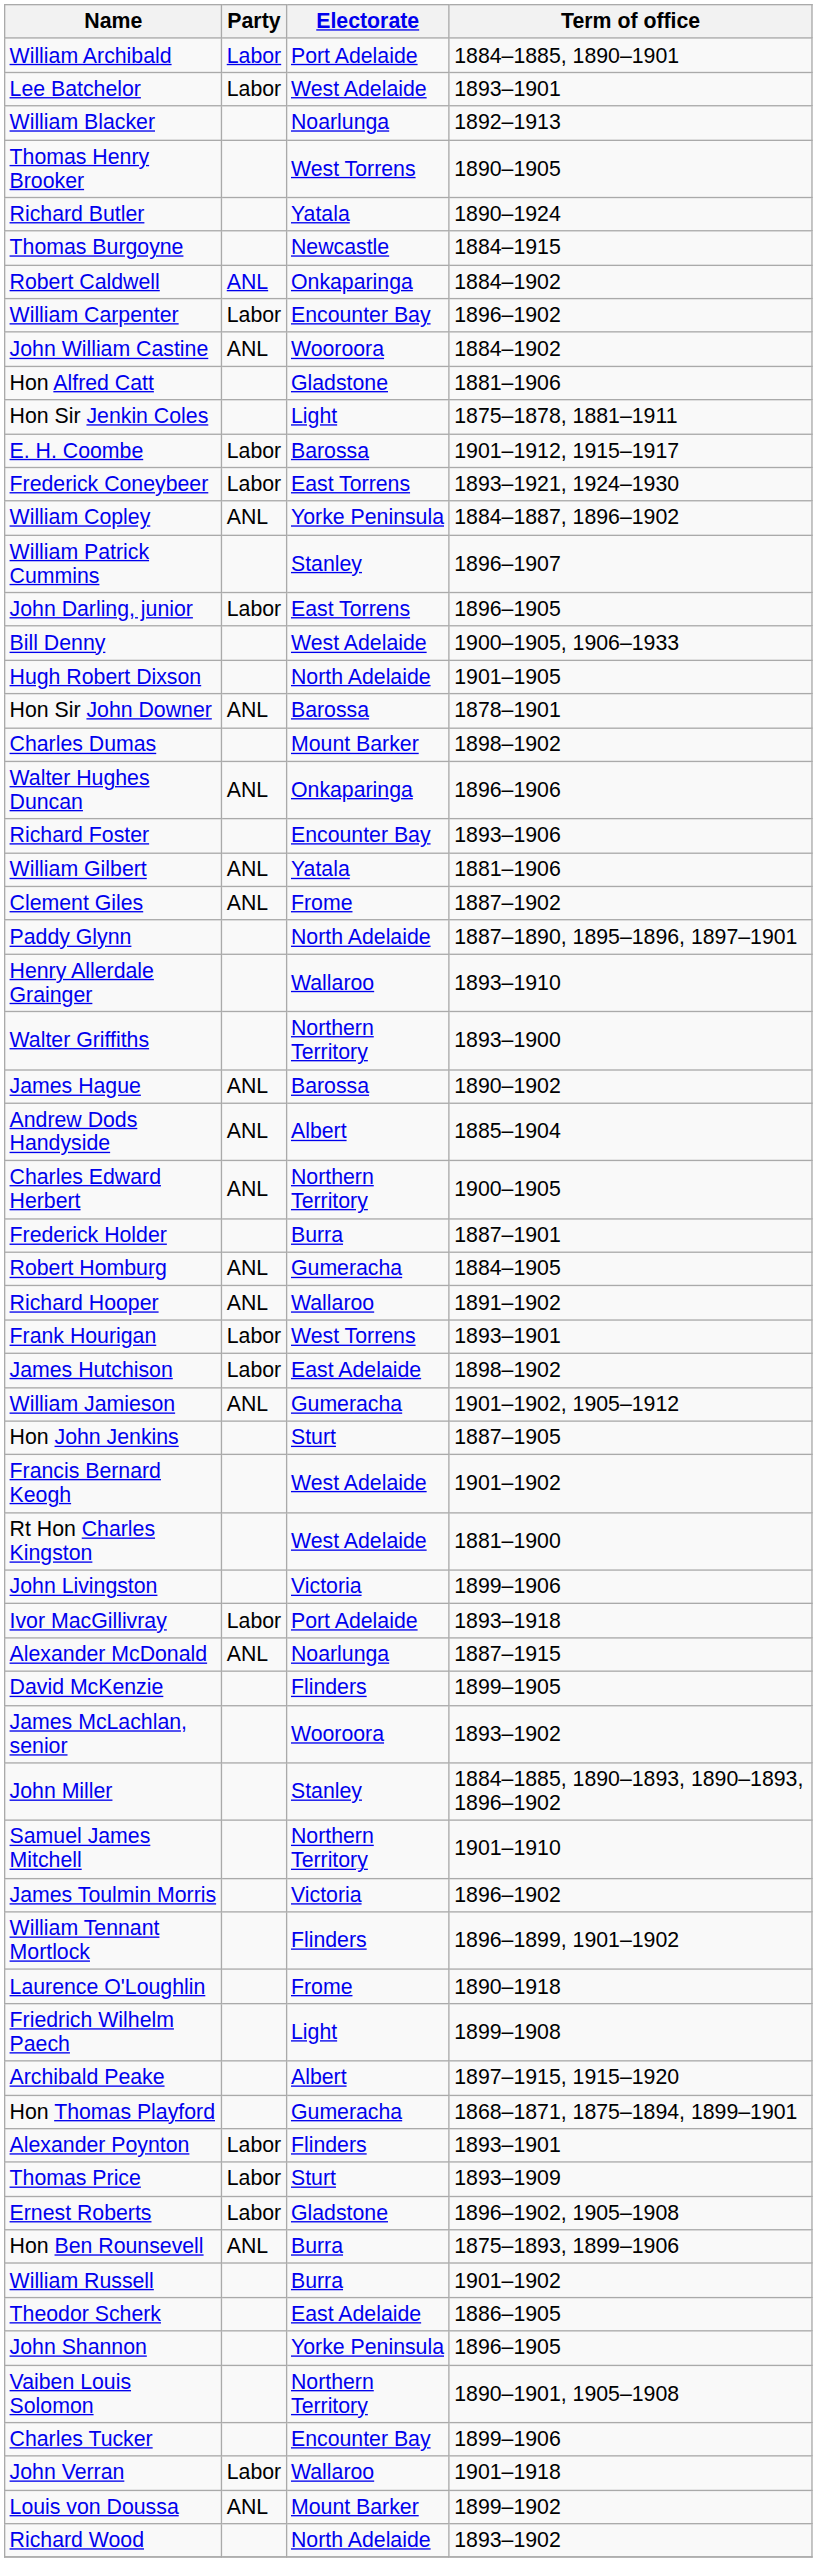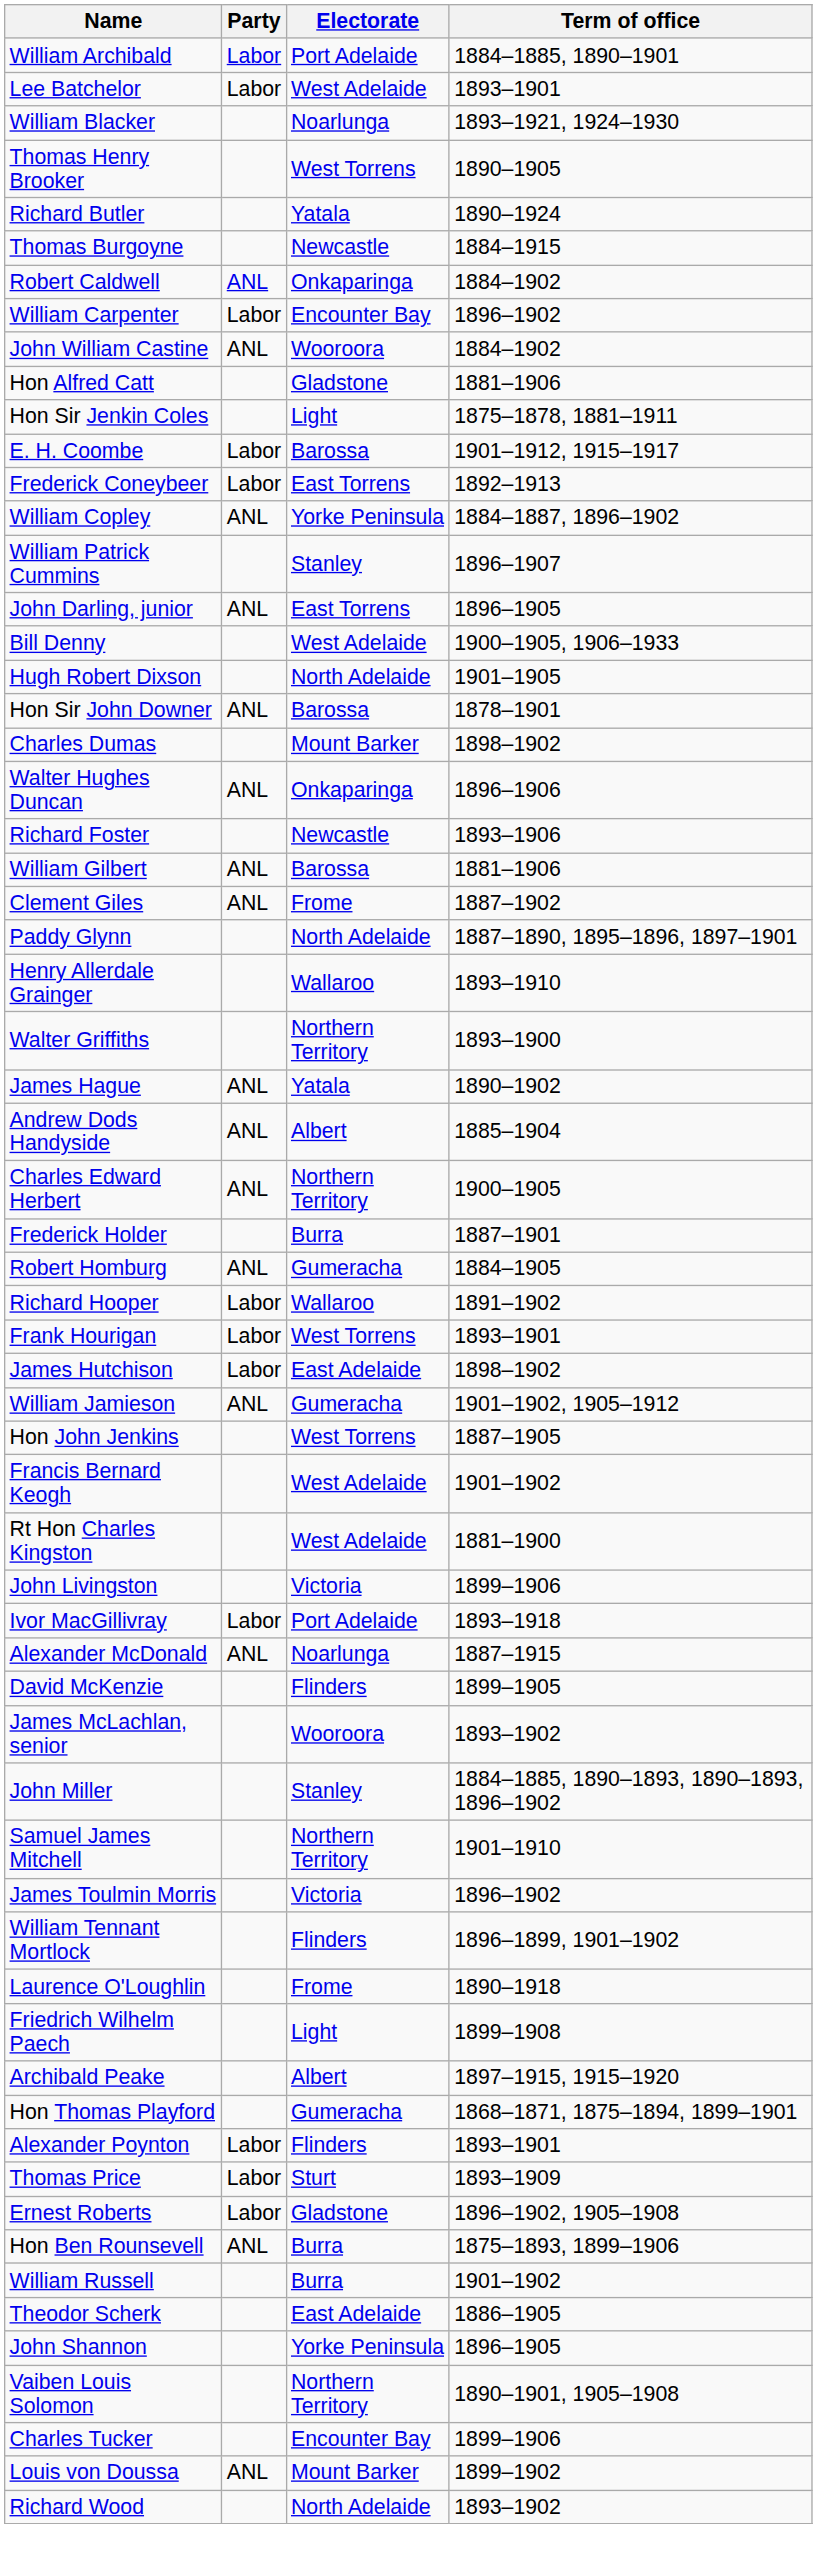(508, 122) 1892–1913 -> (567, 122) 1893–1921, 1924–1930
(567, 484) 1893–1921, 1924–1930 -> (508, 484) 1892–1913
(254, 609) Labor -> (247, 609) ANL
(361, 835) Encounter Bay -> (340, 835) Newcastle
(320, 869) Yatala -> (330, 869) Barossa
(330, 1086) Barossa -> (320, 1086) Yatala
(247, 1302) ANL -> (254, 1302) Labor
(313, 1437) Sturt -> (353, 1437) West Torrens
- row: (67, 2472)
